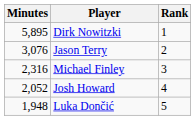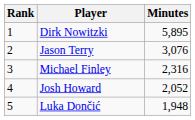columns swapped: (175, 13) <-> (27, 13)
